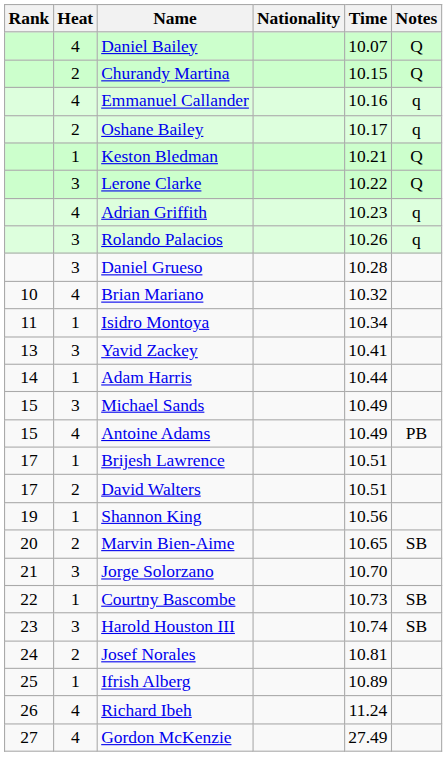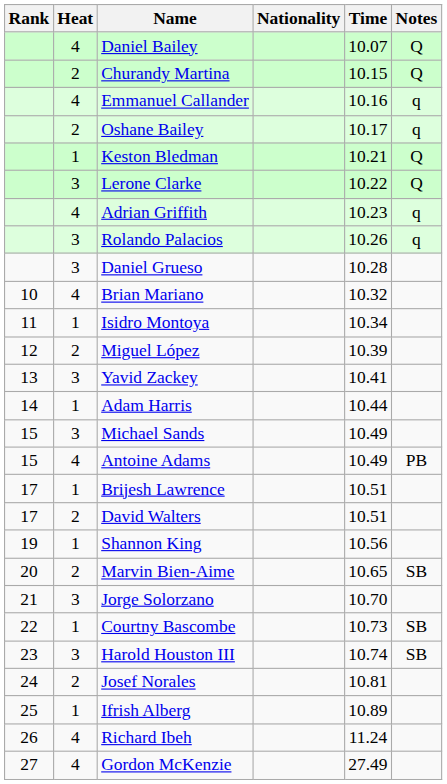+ row: (150, 350)
